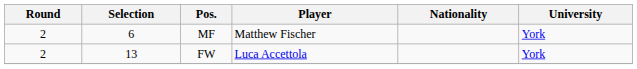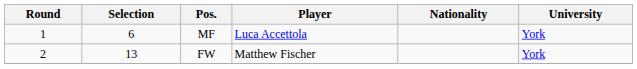(43, 34) 2 -> (43, 34) 1
(275, 34) Matthew Fischer -> (271, 34) Luca Accettola
(271, 54) Luca Accettola -> (275, 54) Matthew Fischer
